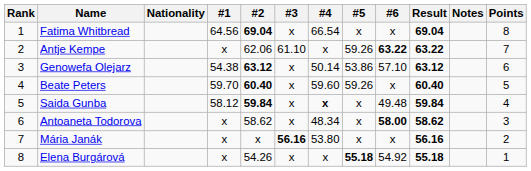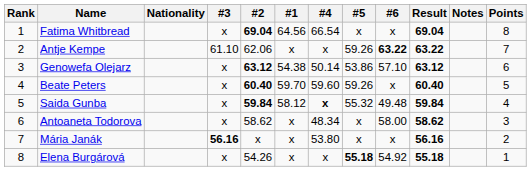columns swapped: (224, 13) <-> (292, 13)
(359, 103) x -> (359, 103) 55.32
(393, 121) bold -> (393, 121) normal
